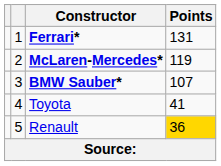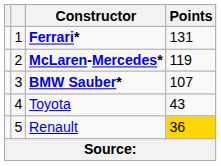(177, 104) 41 -> (177, 104) 43
